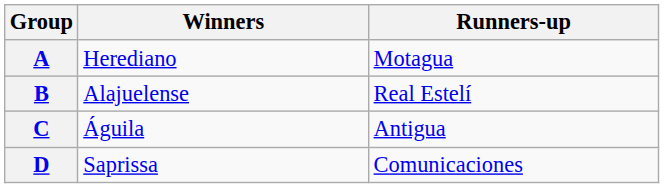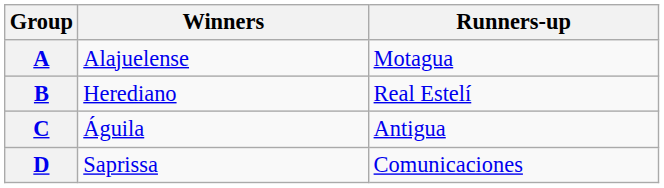(130, 57) Herediano -> (136, 57) Alajuelense
(136, 93) Alajuelense -> (130, 93) Herediano
